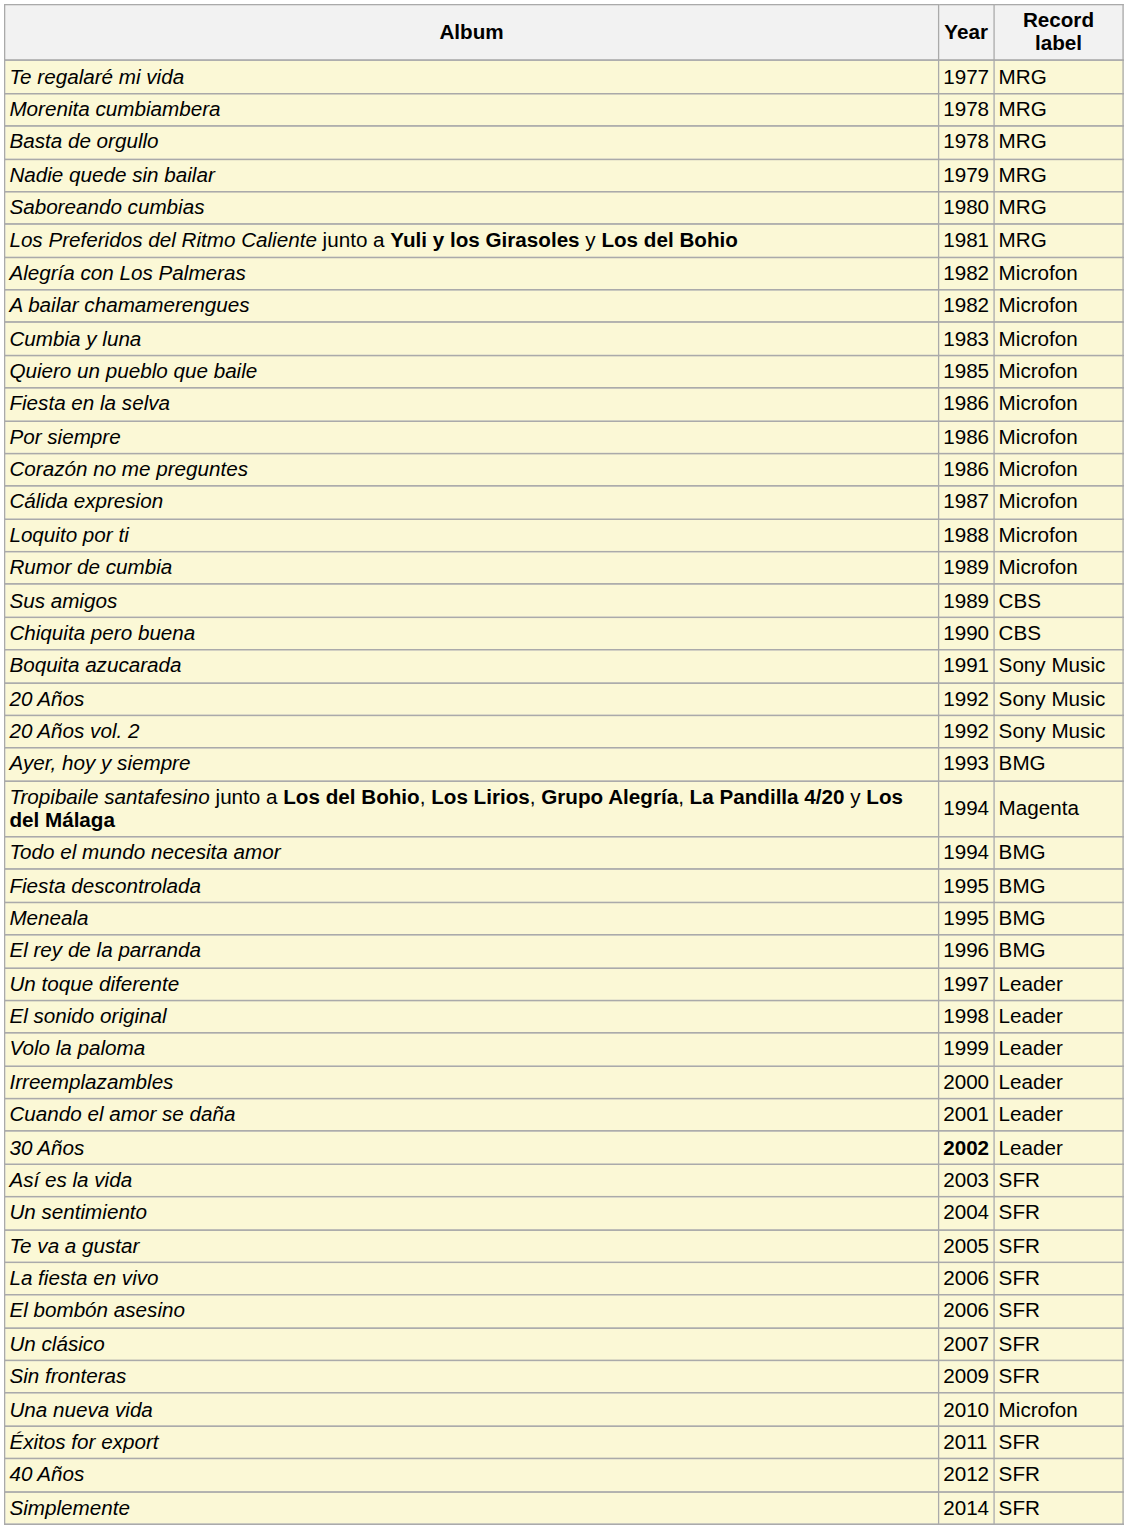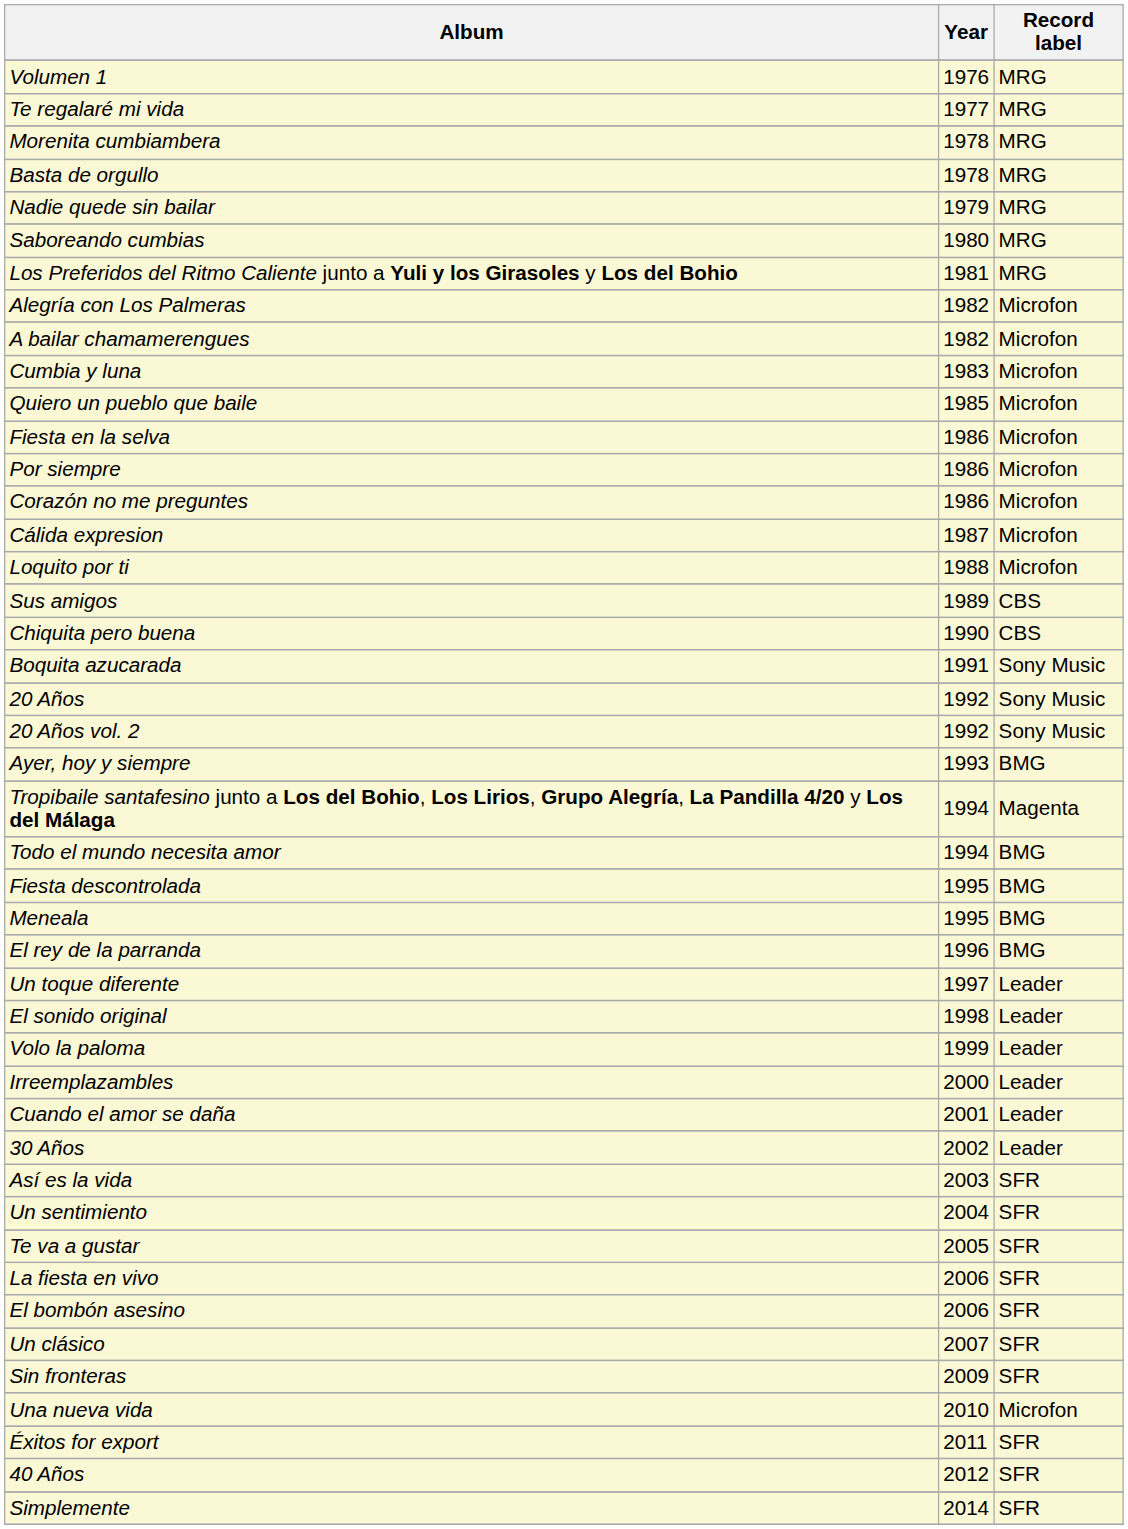+ row: (58, 76)
- row: (91, 567)
(966, 1147) bold -> (966, 1147) normal
